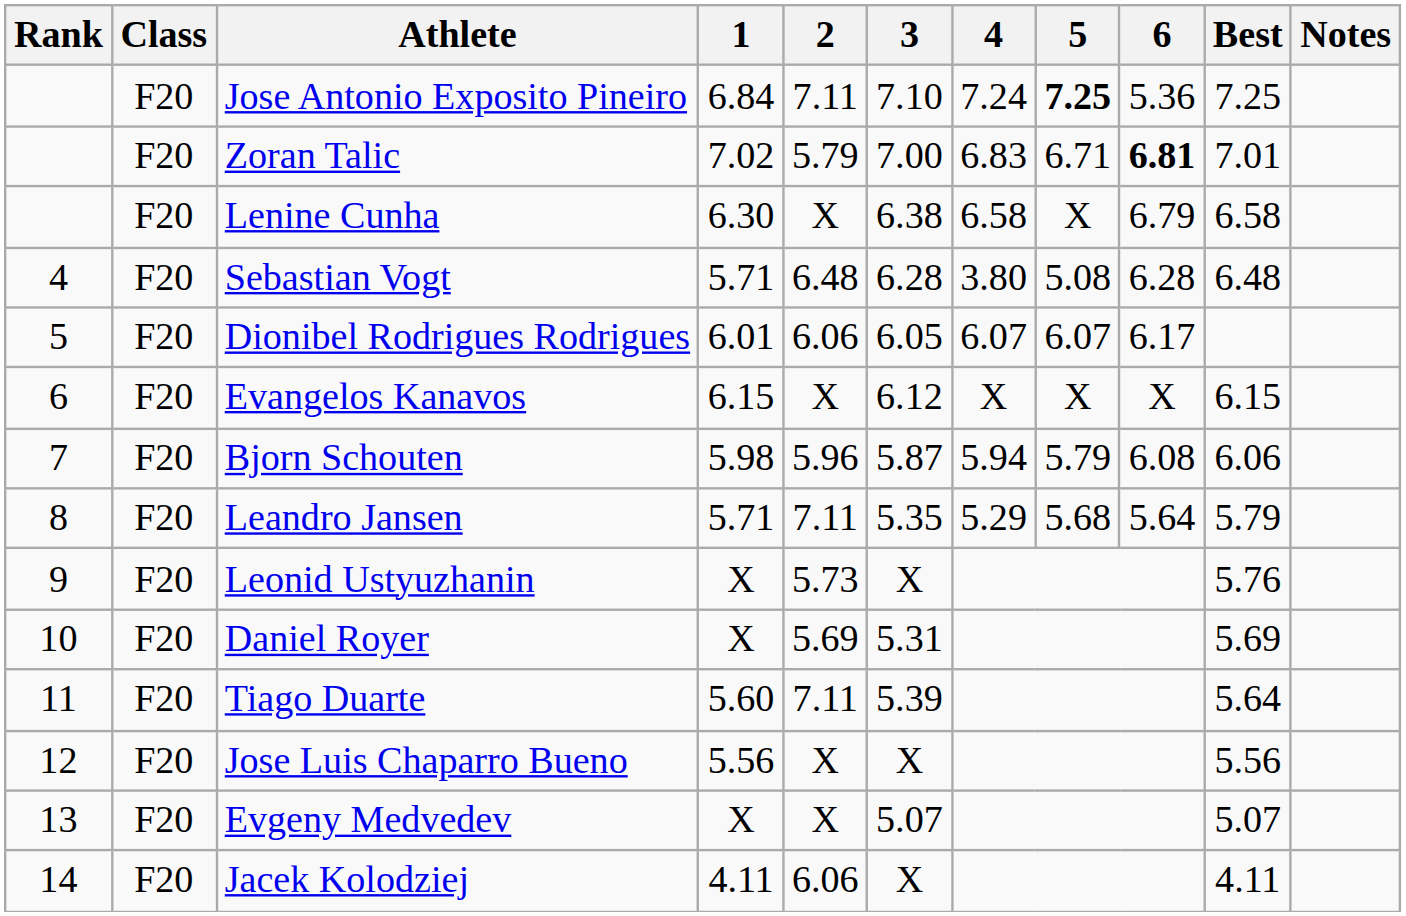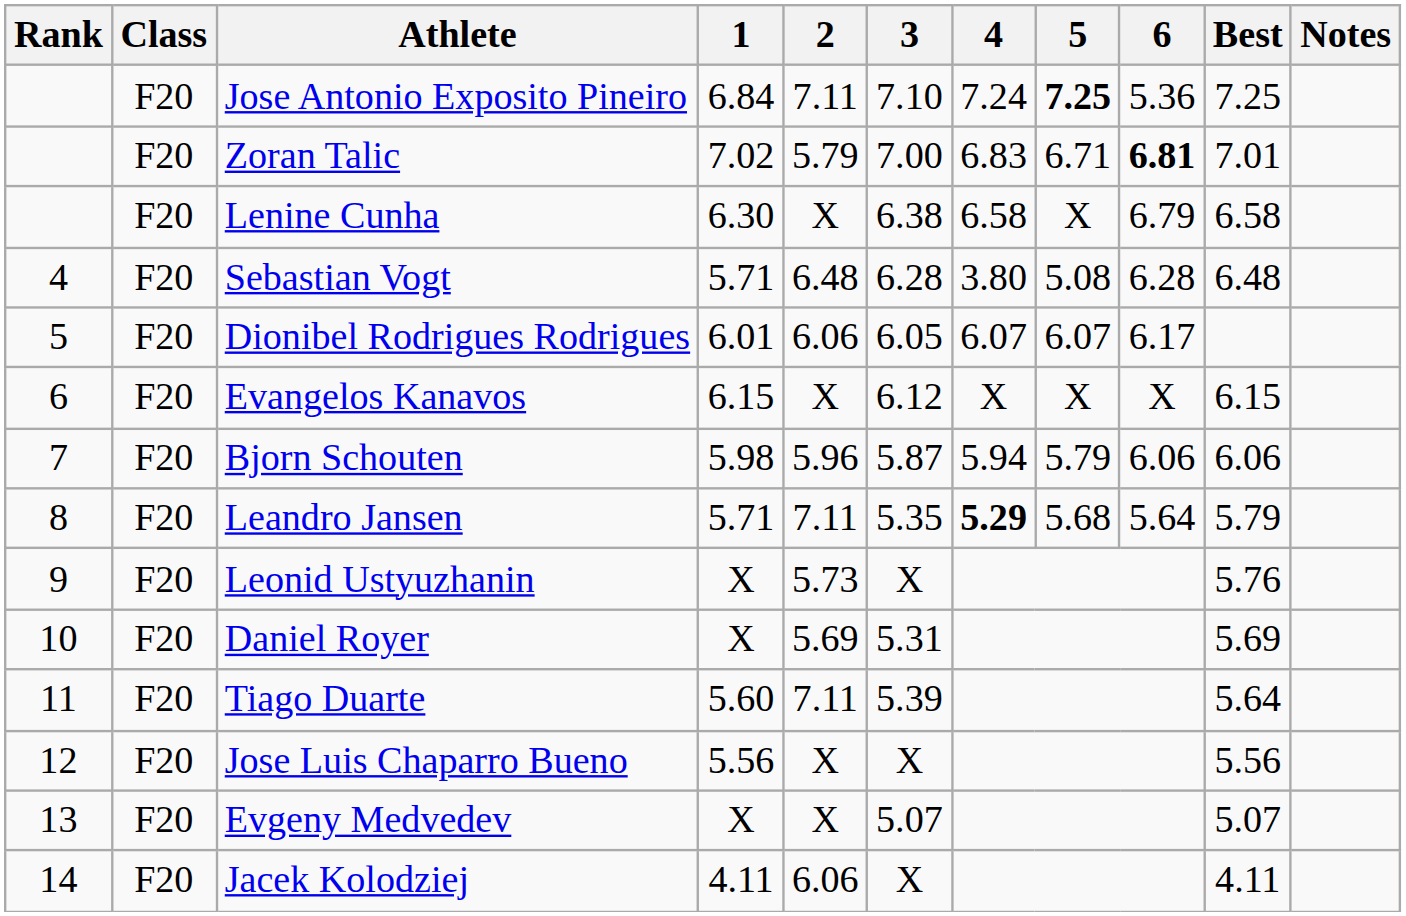(1162, 457) 6.08 -> (1162, 457) 6.06
(994, 517) normal -> (994, 517) bold
